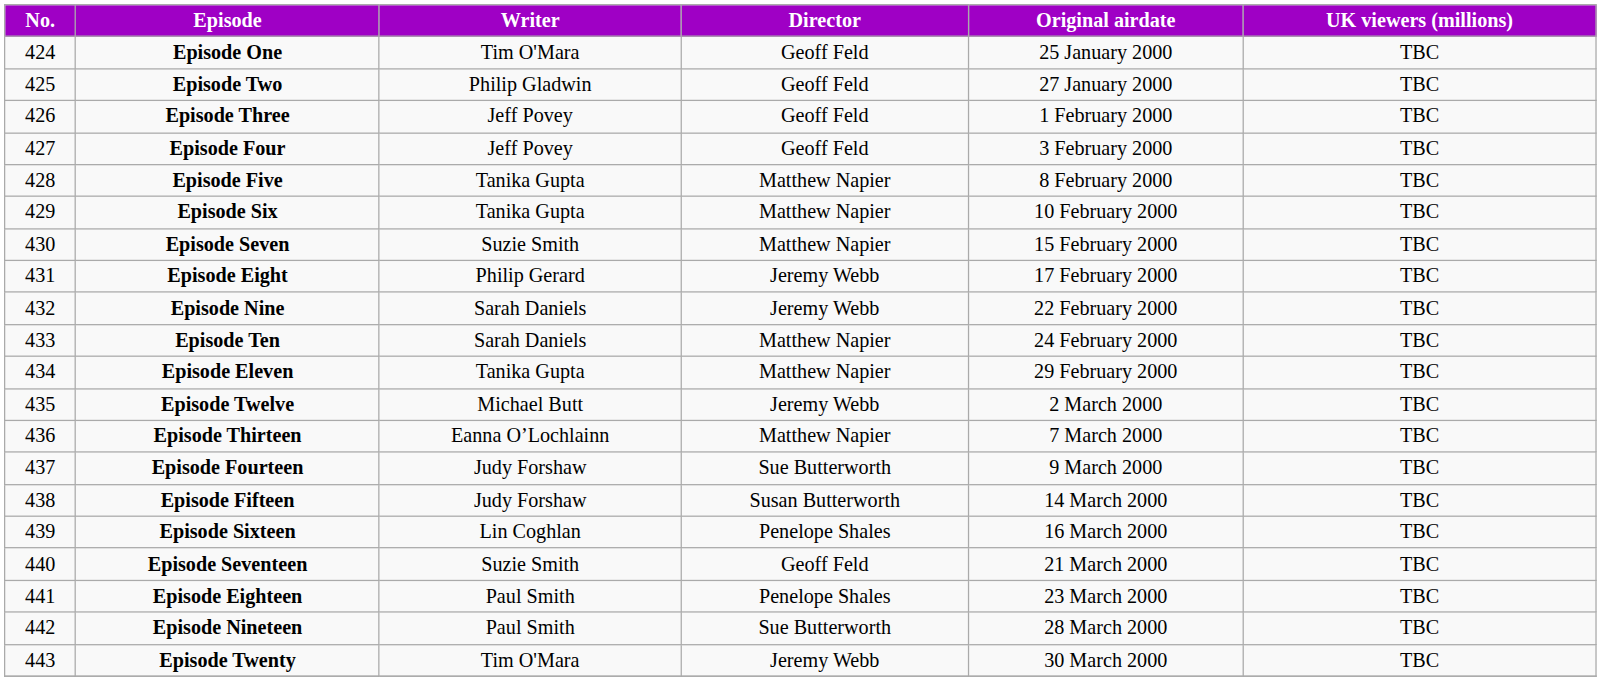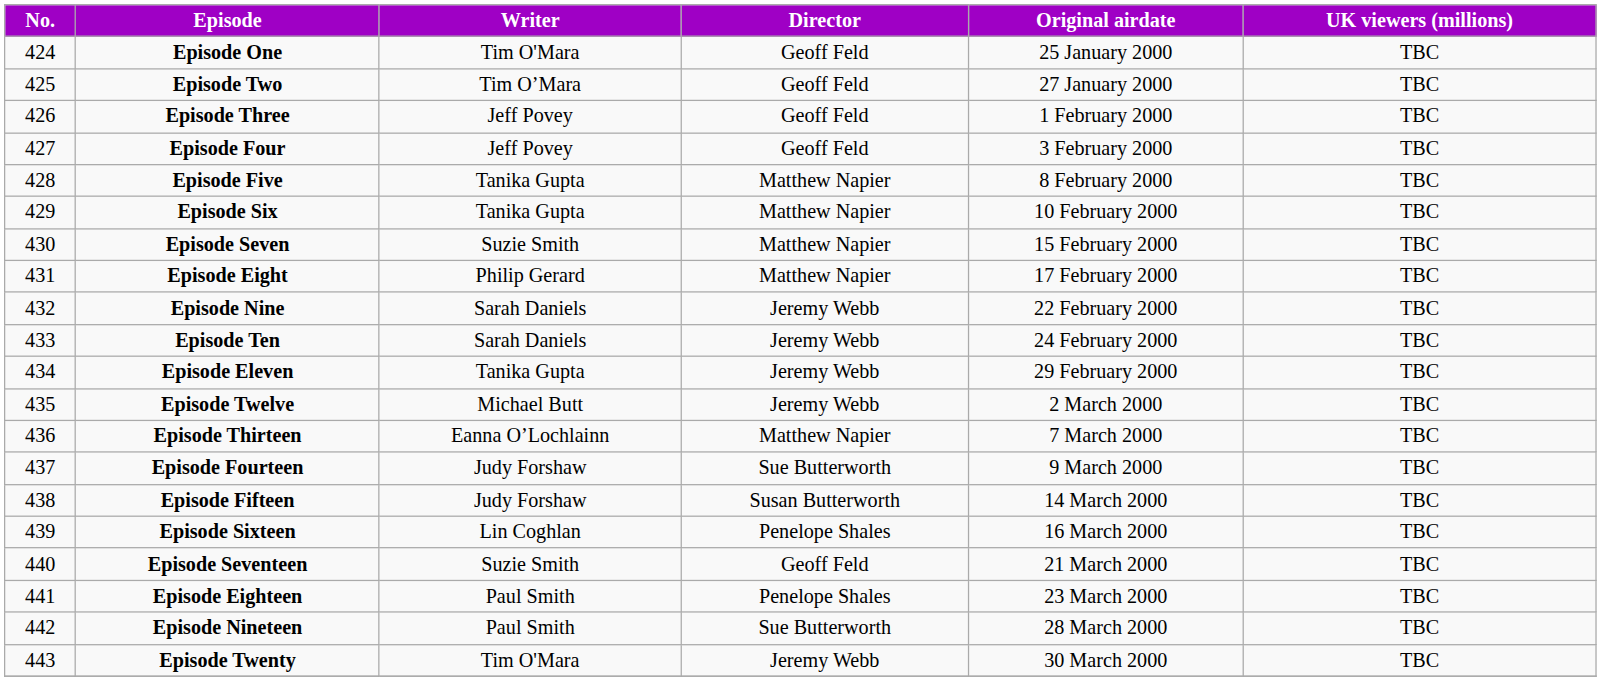(530, 84) Philip Gladwin -> (530, 84) Tim O’Mara
(825, 276) Jeremy Webb -> (825, 276) Matthew Napier
(825, 340) Matthew Napier -> (825, 340) Jeremy Webb
(825, 372) Matthew Napier -> (825, 372) Jeremy Webb
